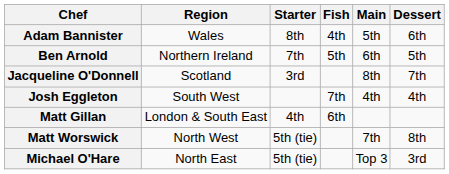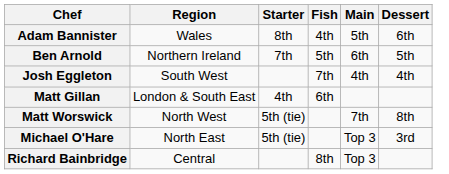- row: (73, 76)
+ row: (67, 158)
